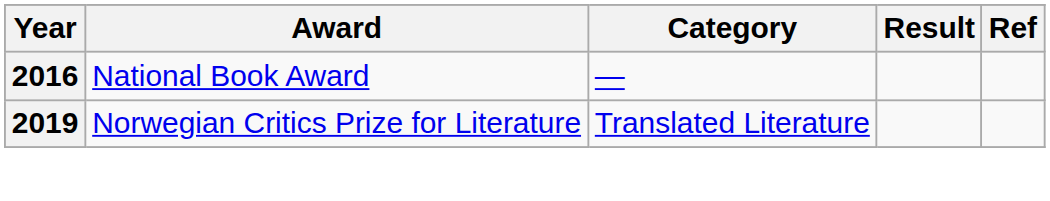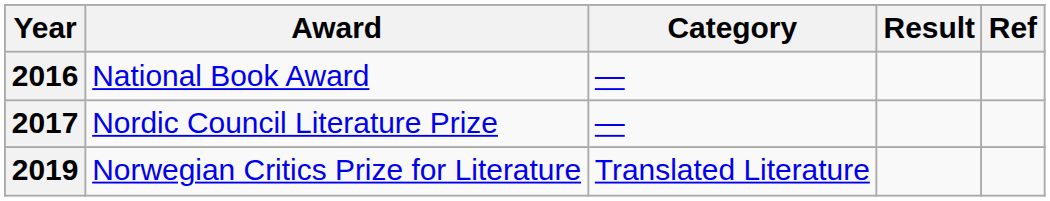+ row: (45, 123)
